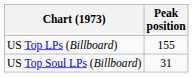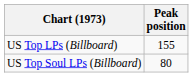(166, 63) 31 -> (166, 63) 80
